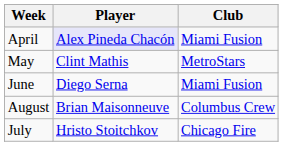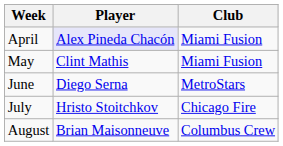(213, 61) MetroStars -> (222, 61) Miami Fusion
(222, 84) Miami Fusion -> (213, 84) MetroStars
rows swapped: (20, 130) <-> (29, 107)
